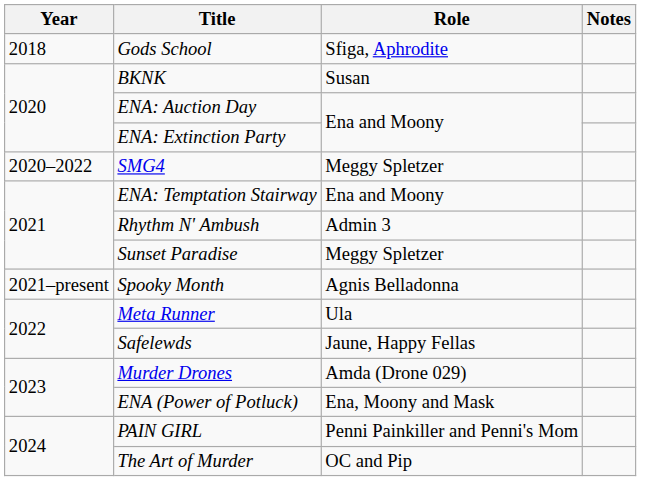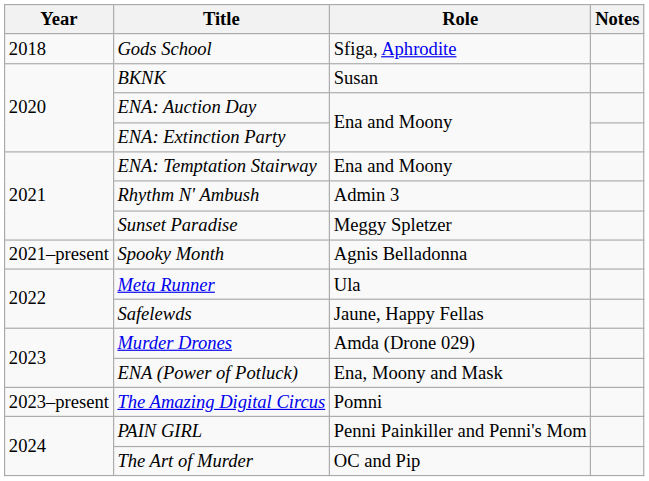- row: (141, 166)
+ row: (221, 401)
